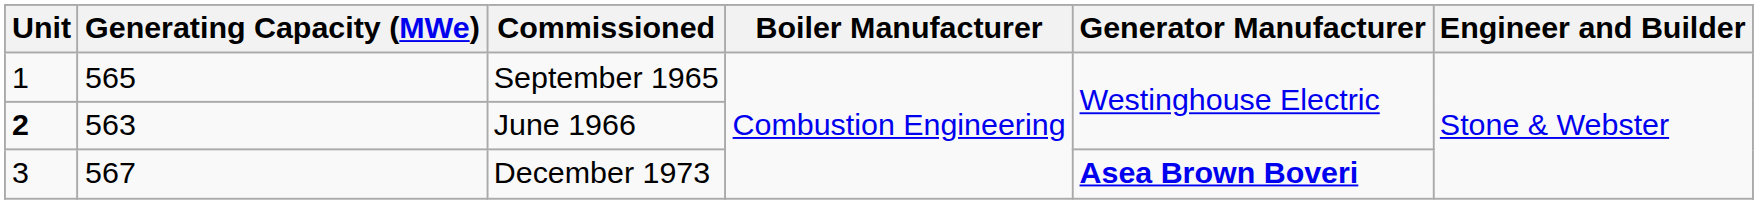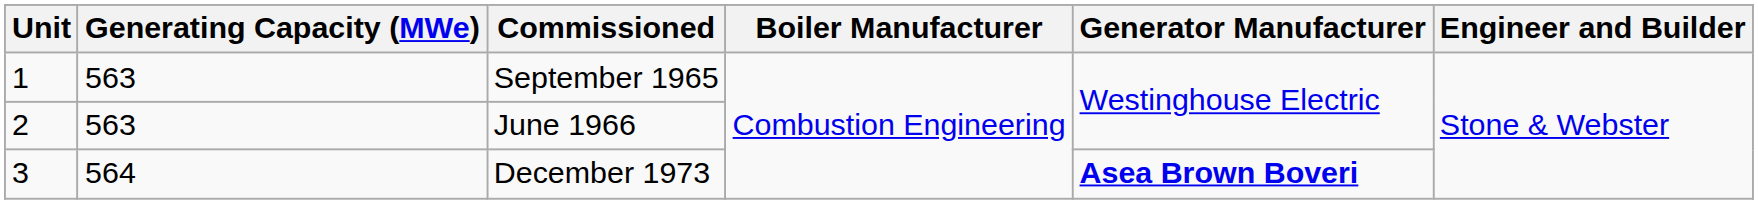(110, 76) 565 -> (110, 76) 563
(20, 125) bold -> (20, 125) normal
(110, 173) 567 -> (110, 173) 564
